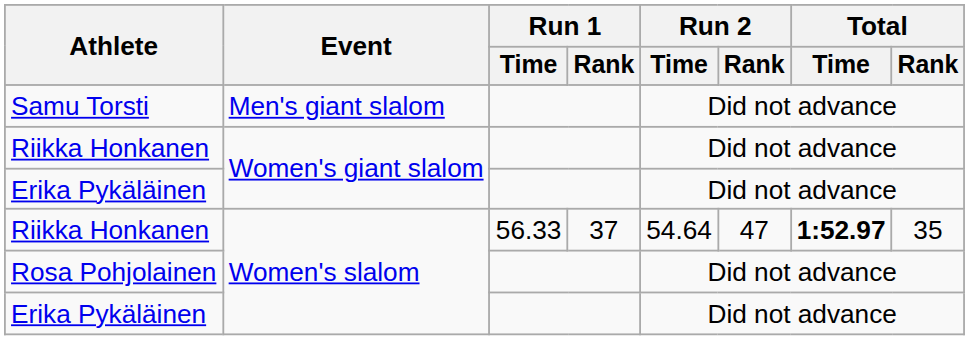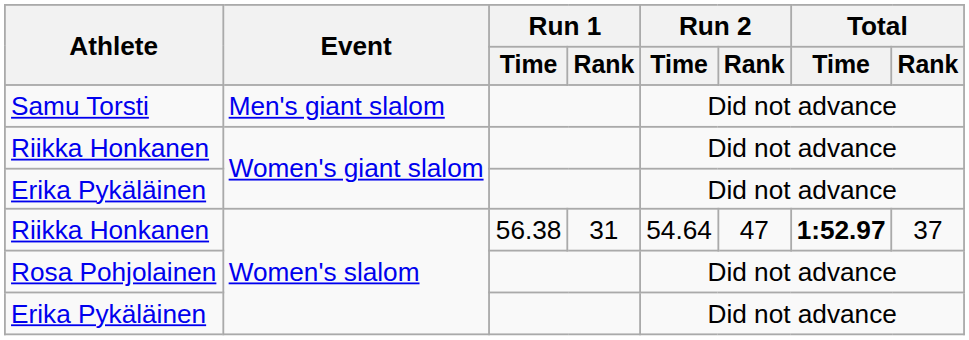(529, 231) 56.33 -> (529, 231) 56.38
(604, 231) 37 -> (604, 231) 31
(928, 231) 35 -> (928, 231) 37
